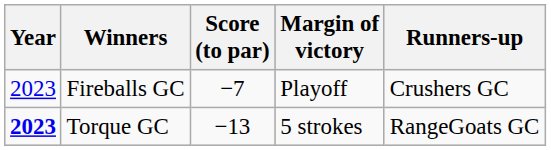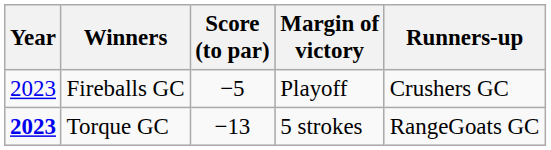(232, 88) −7 -> (232, 88) −5
